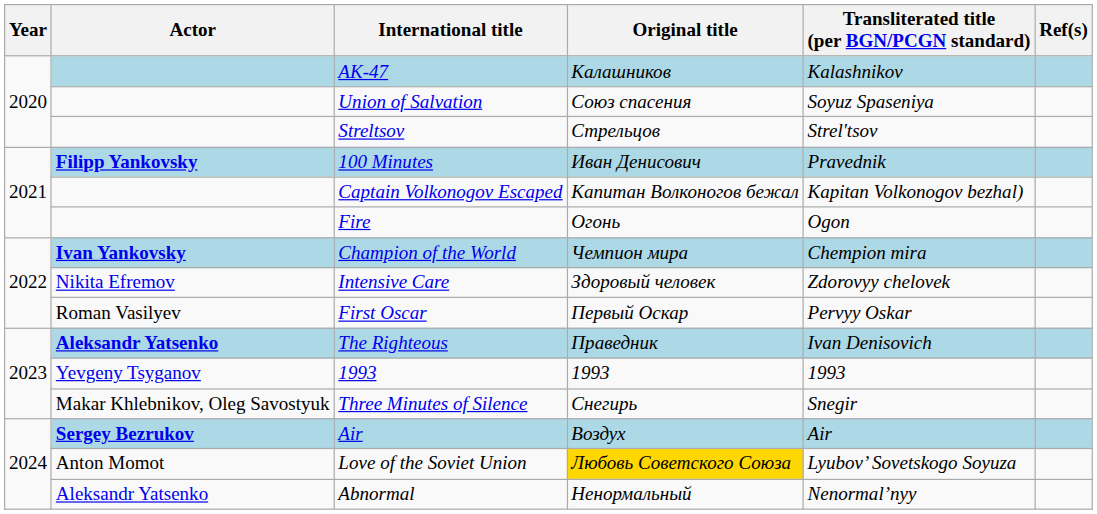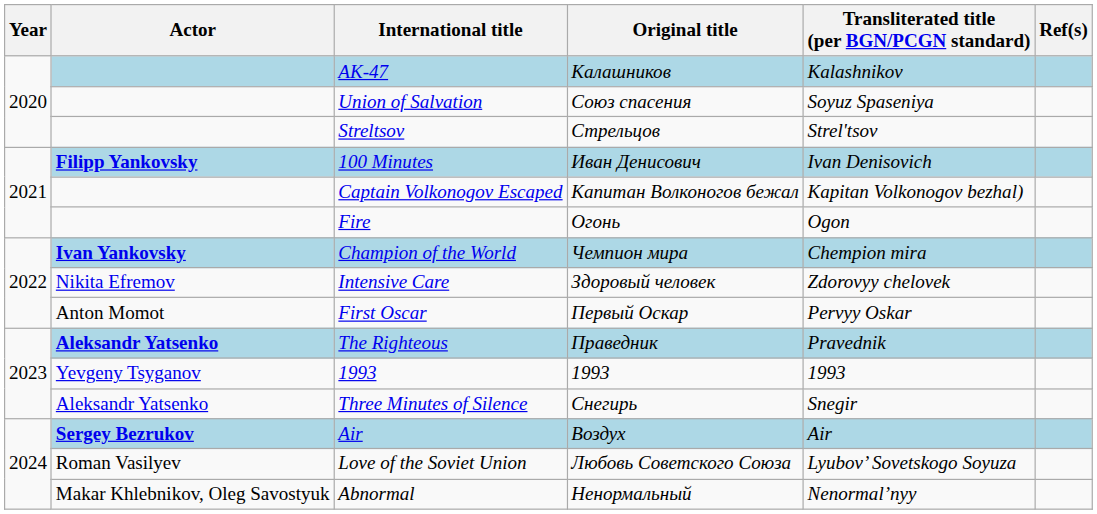(847, 161) Pravednik -> (870, 161) Ivan Denisovich
(118, 312) Roman Vasilyev -> (110, 312) Anton Momot
(870, 342) Ivan Denisovich -> (847, 342) Pravednik
(193, 403) Makar Khlebnikov, Oleg Savostyuk -> (132, 403) Aleksandr Yatsenko
(110, 463) Anton Momot -> (118, 463) Roman Vasilyev
(681, 463) gold background -> (681, 463) no background
(132, 493) Aleksandr Yatsenko -> (193, 493) Makar Khlebnikov, Oleg Savostyuk
